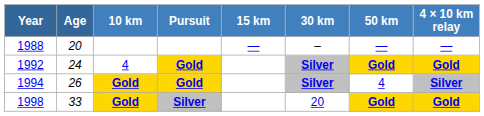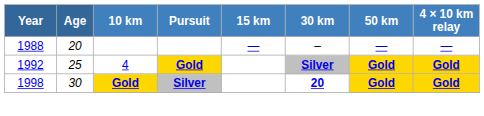(75, 65) 24 -> (75, 65) 25
- row: (31, 84)
(75, 102) 33 -> (75, 84) 30
(317, 102) normal -> (317, 84) bold
